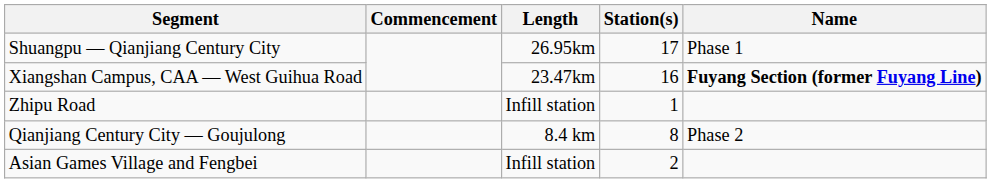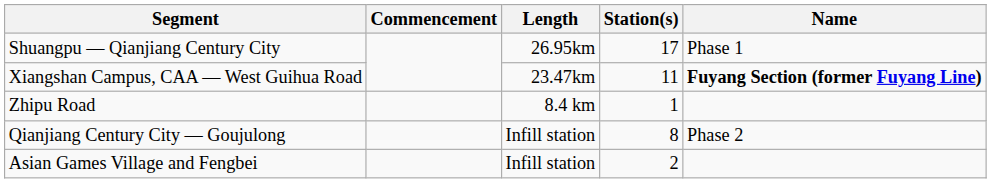(670, 76) 16 -> (670, 76) 11
(550, 105) Infill station -> (570, 105) 8.4 km
(570, 134) 8.4 km -> (550, 134) Infill station
